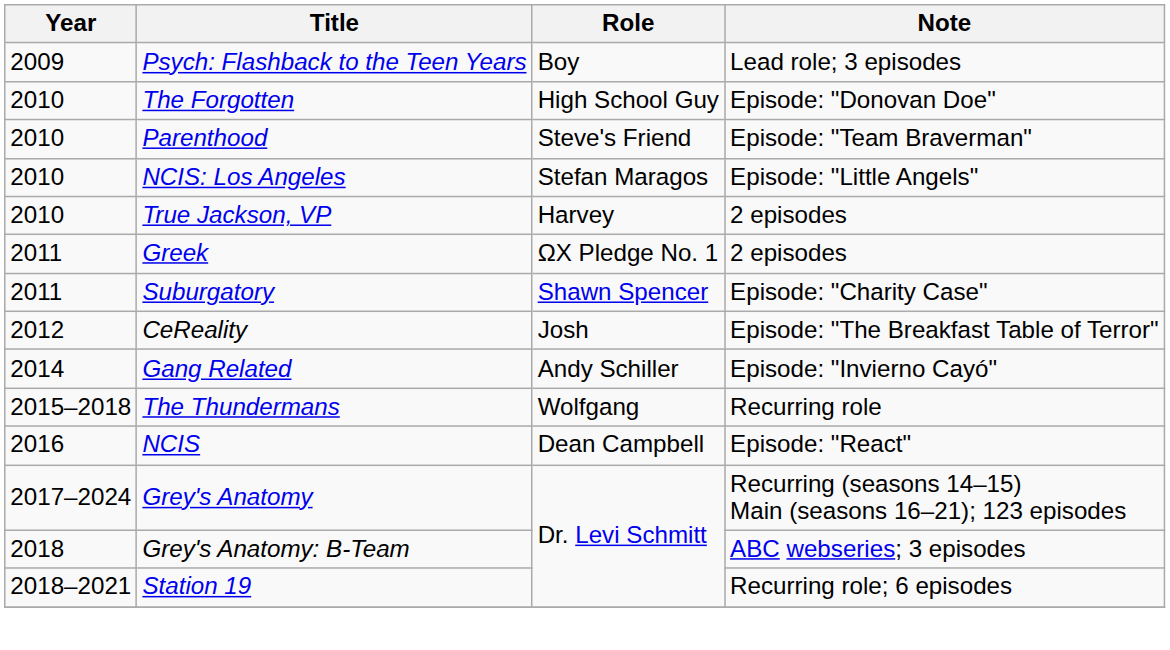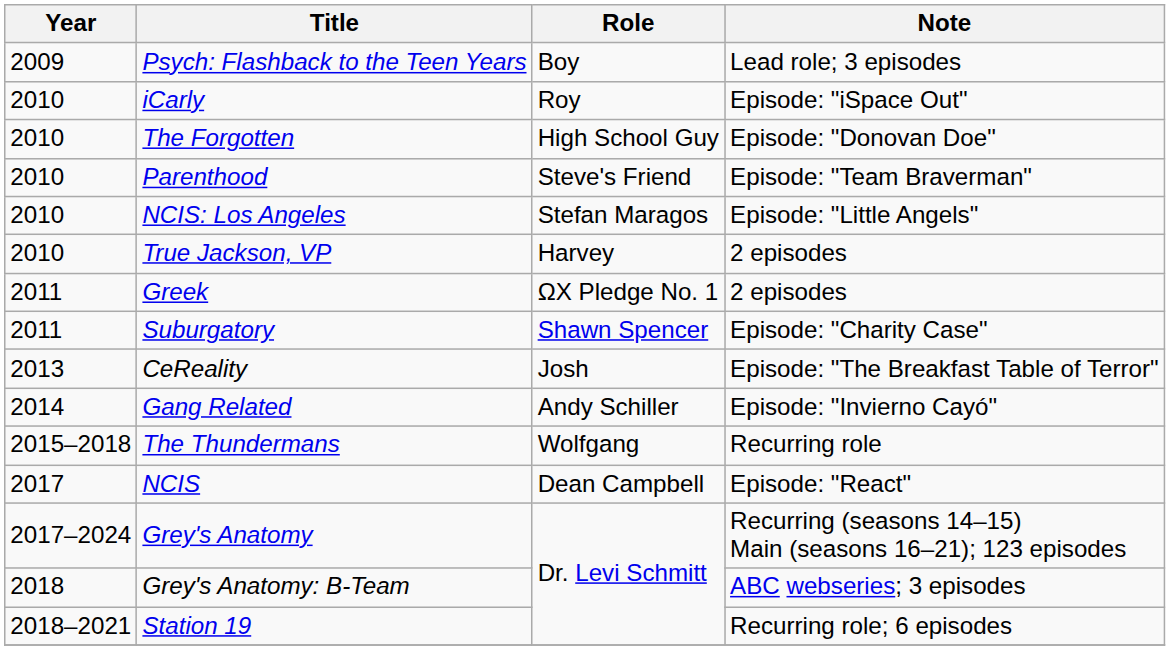+ row: (173, 100)
(37, 330) 2012 -> (37, 368) 2013
(37, 445) 2016 -> (37, 483) 2017
